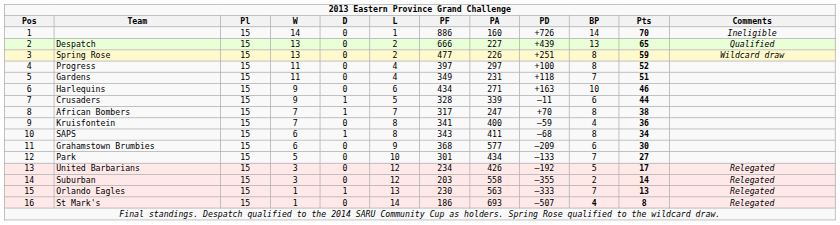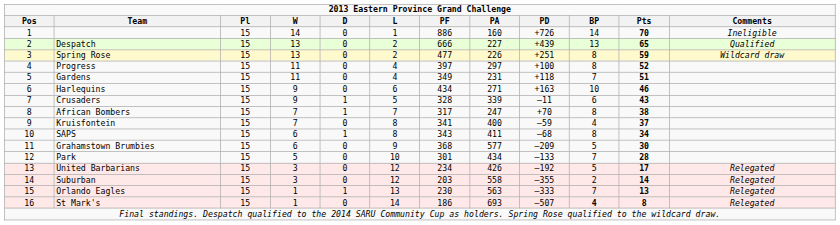(644, 100) 44 -> (644, 100) 43
(644, 123) 36 -> (644, 123) 37
(594, 145) 6 -> (594, 145) 5
(644, 157) 27 -> (644, 157) 28
